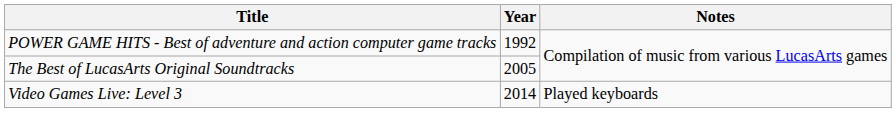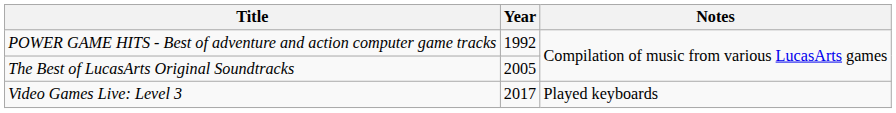(520, 94) 2014 -> (520, 94) 2017
